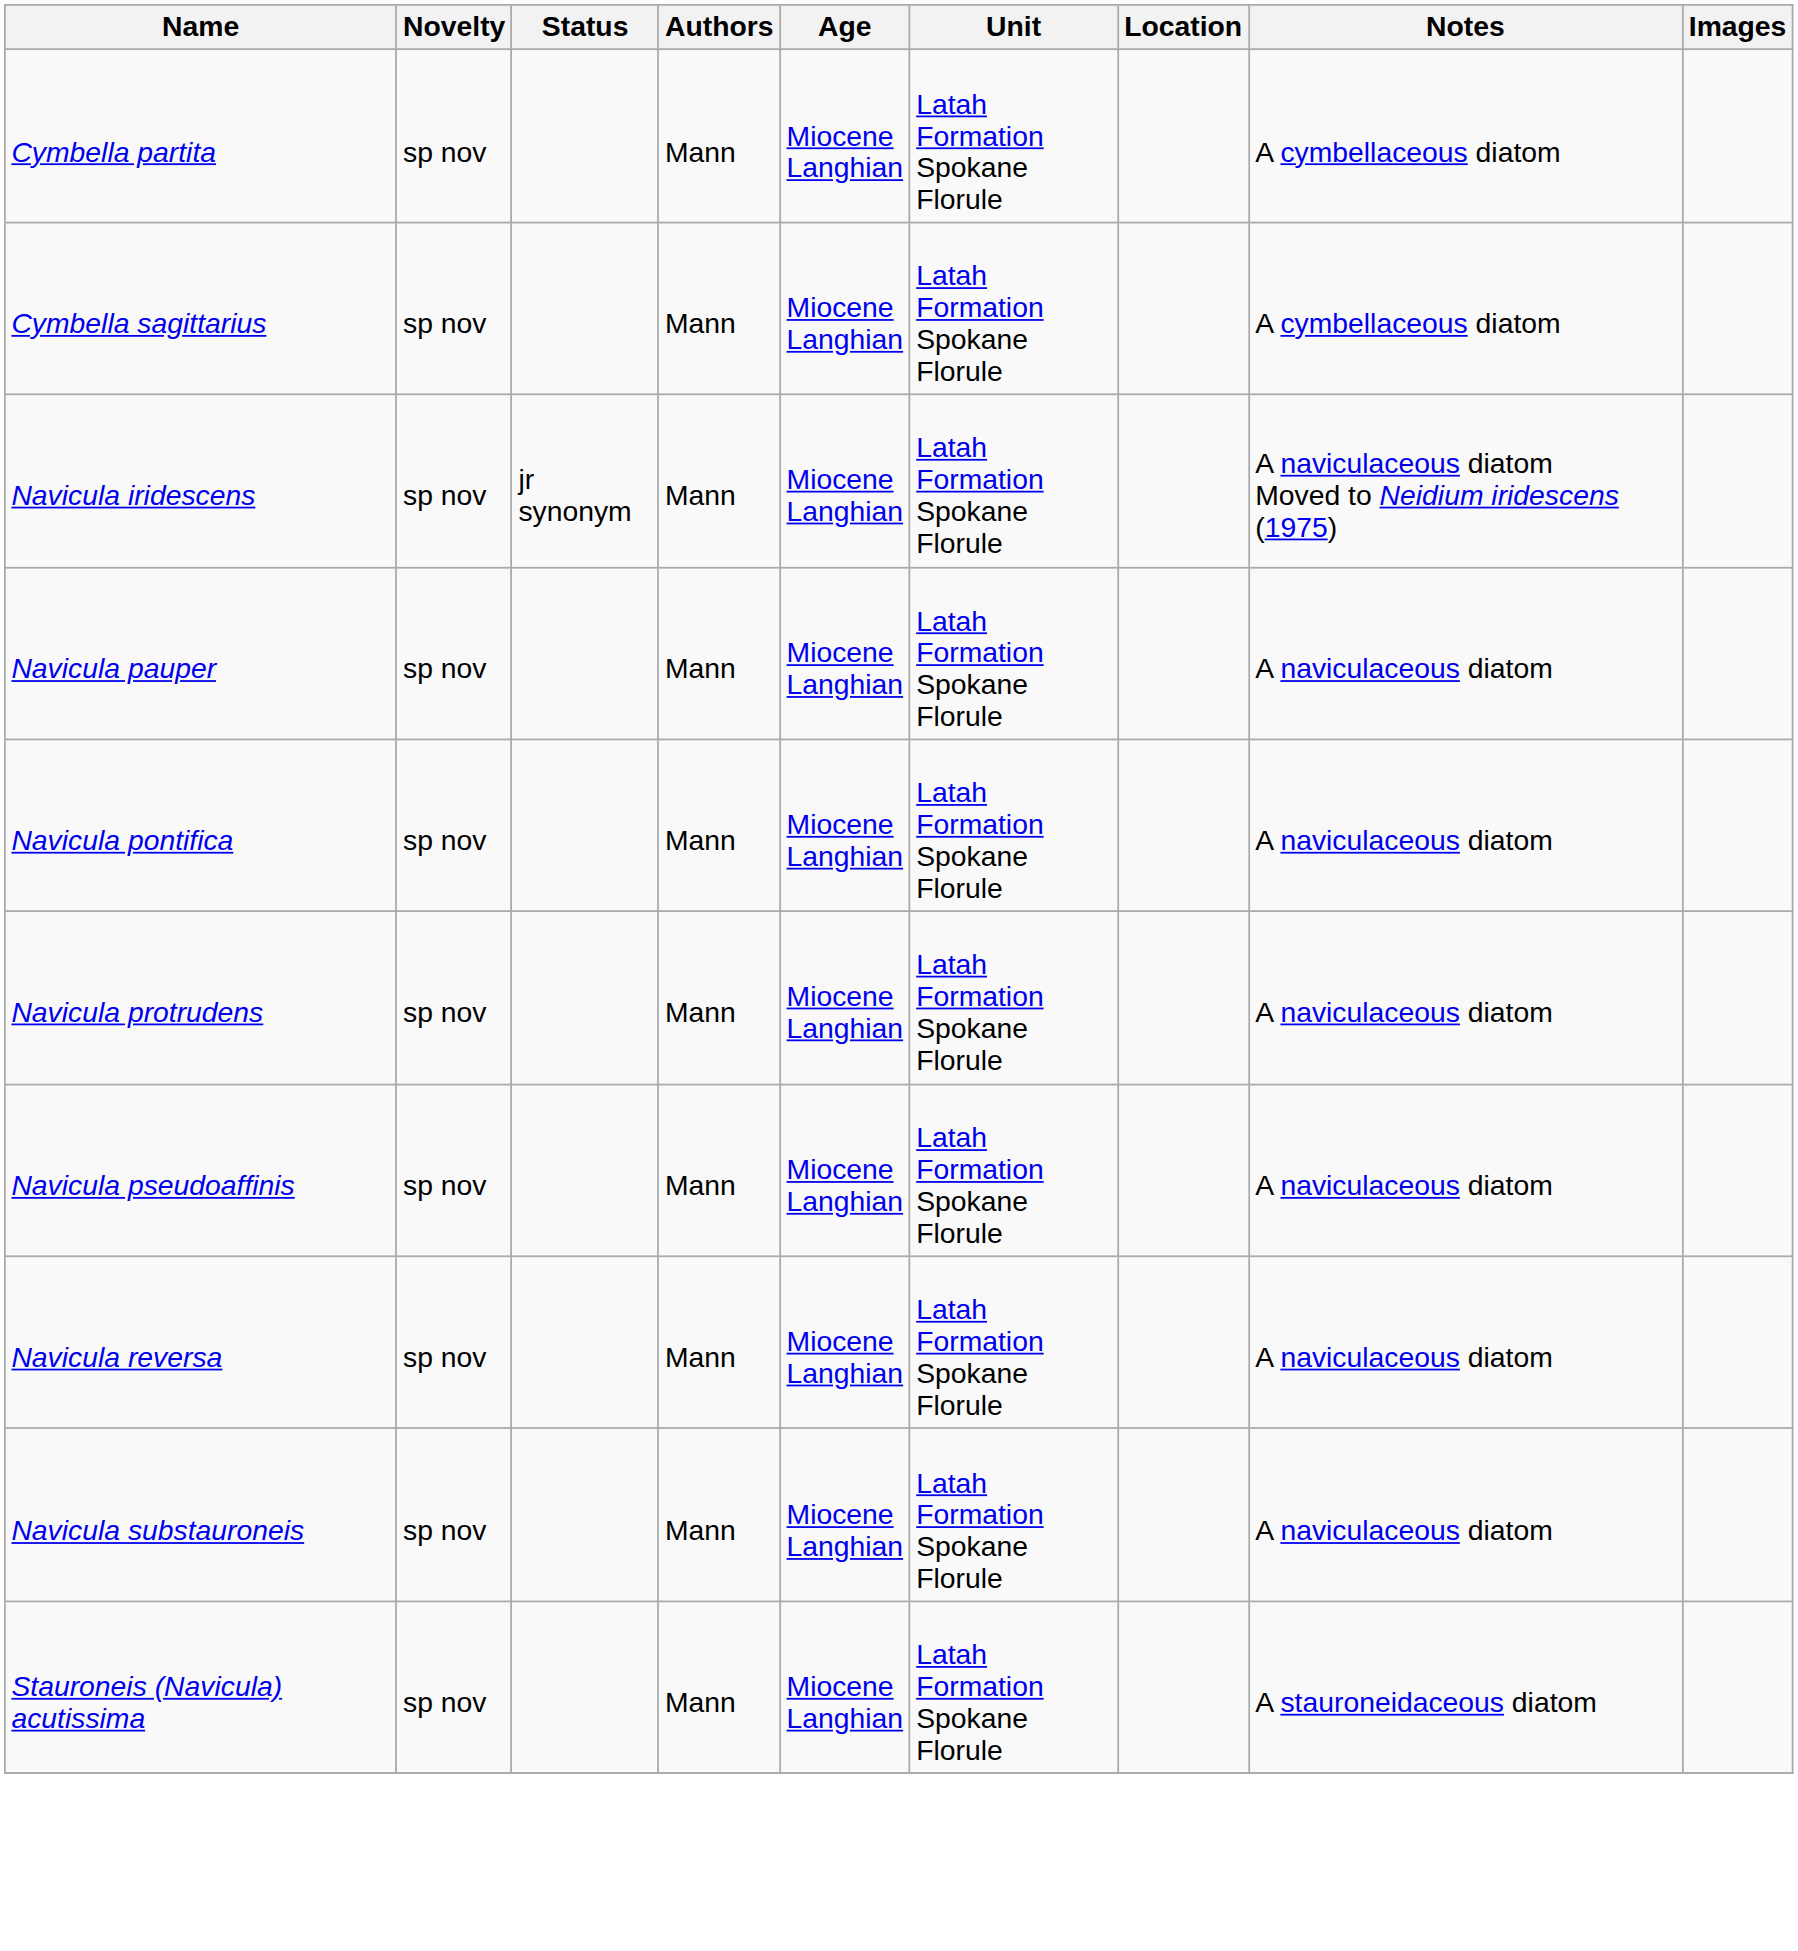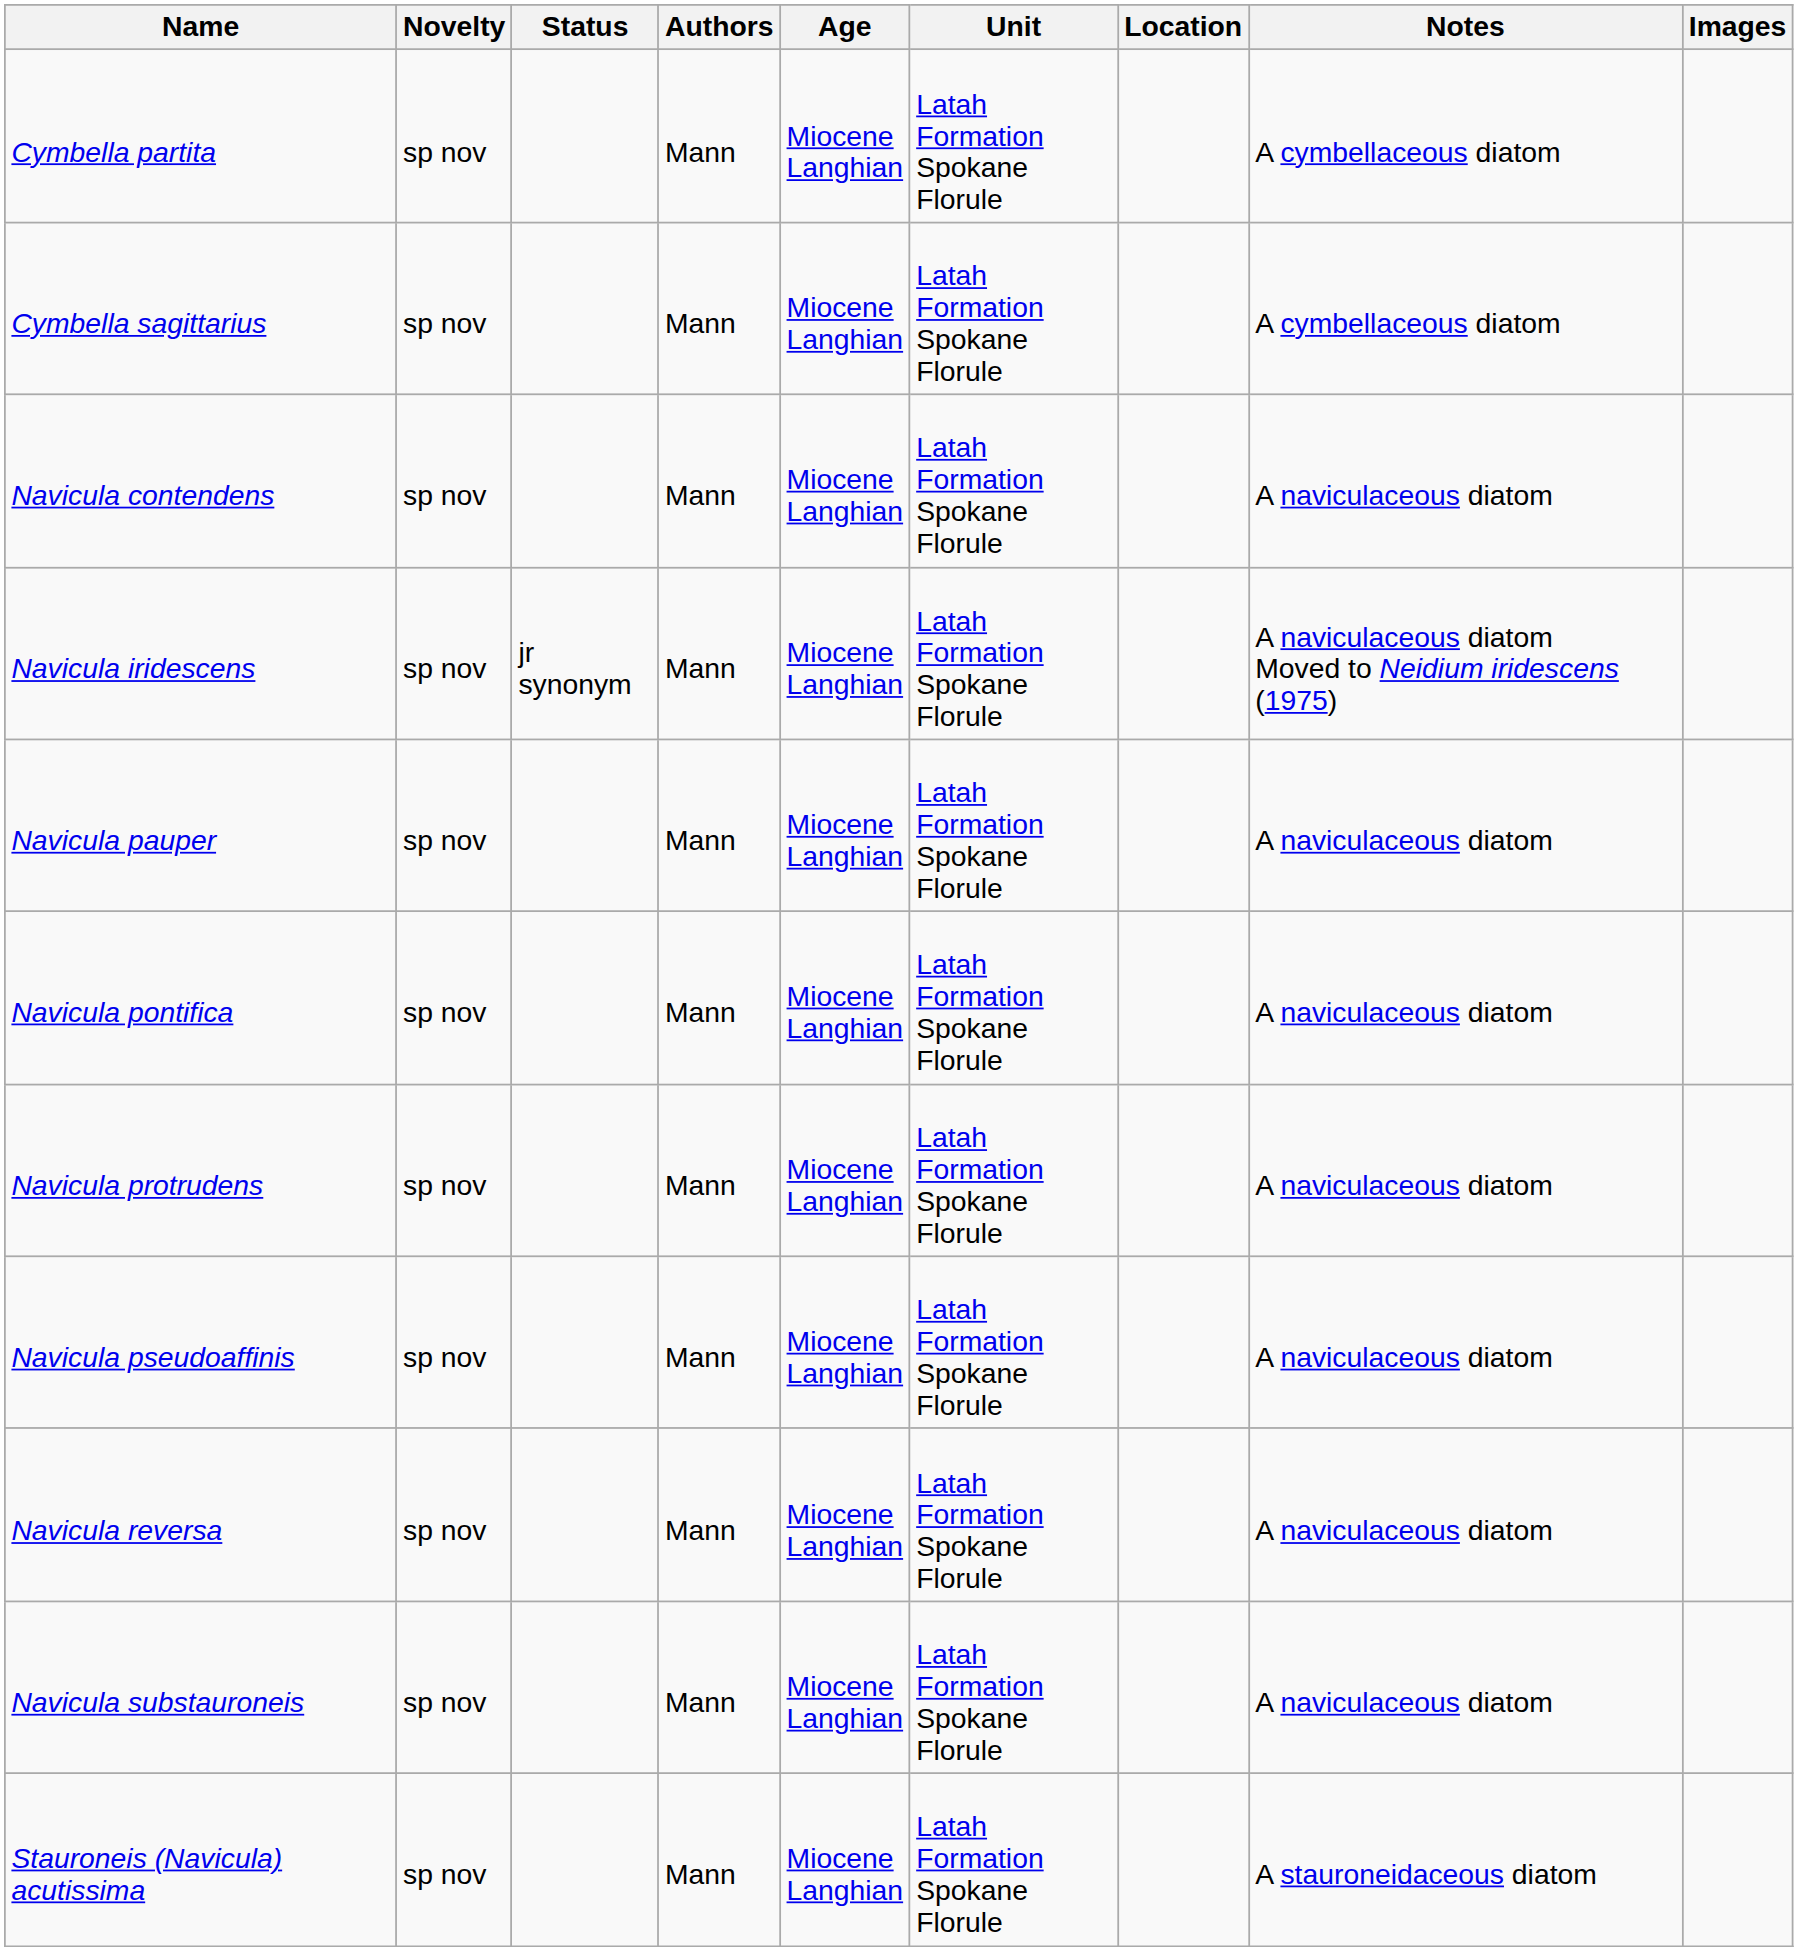+ row: (143, 496)
